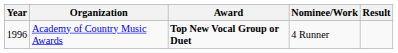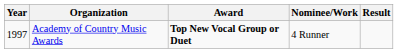(17, 34) 1996 -> (17, 34) 1997
